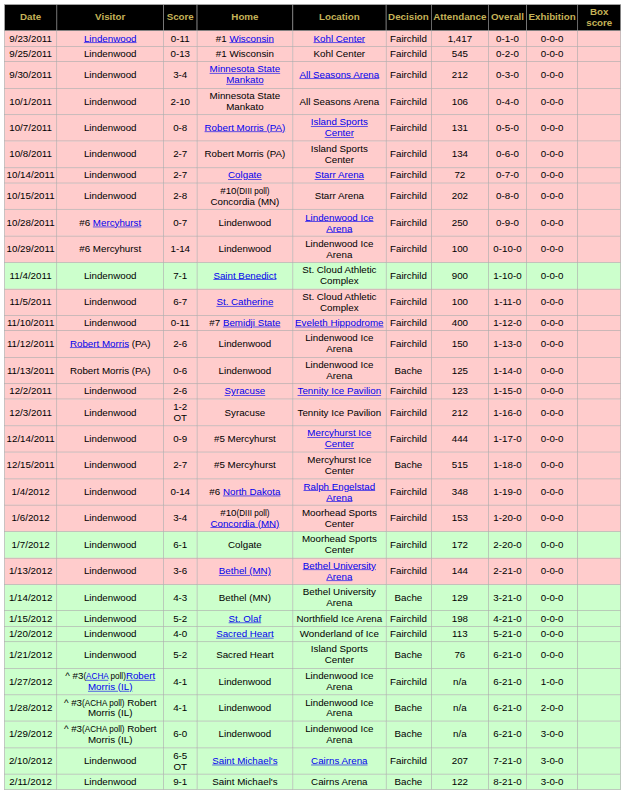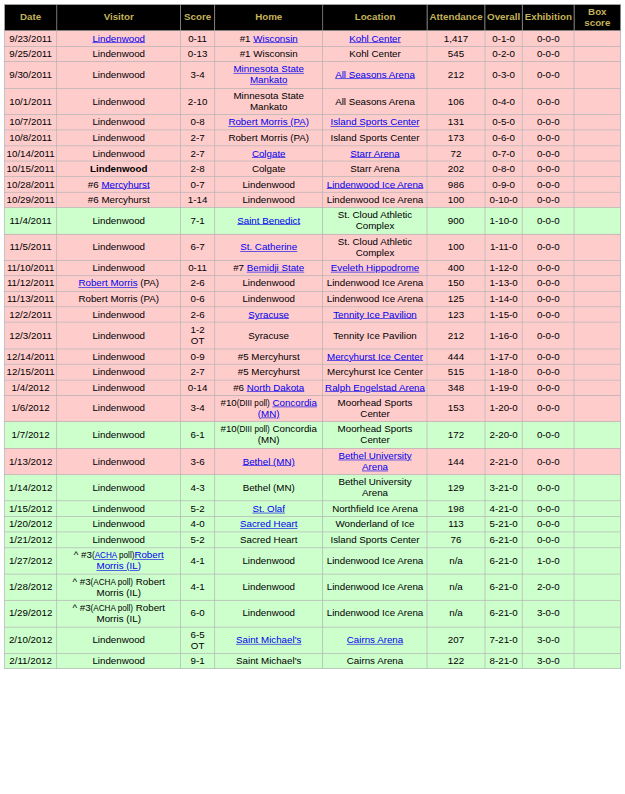- column: (408, 17)
(460, 154) 134 -> (456, 138) 173
(110, 196) normal -> (119, 169) bold
(245, 196) #10(DIII poll) Concordia (MN) -> (269, 169) Colgate
(460, 222) 250 -> (456, 184) 986
(245, 544) Colgate -> (269, 435) #10(DIII poll) Concordia (MN)
